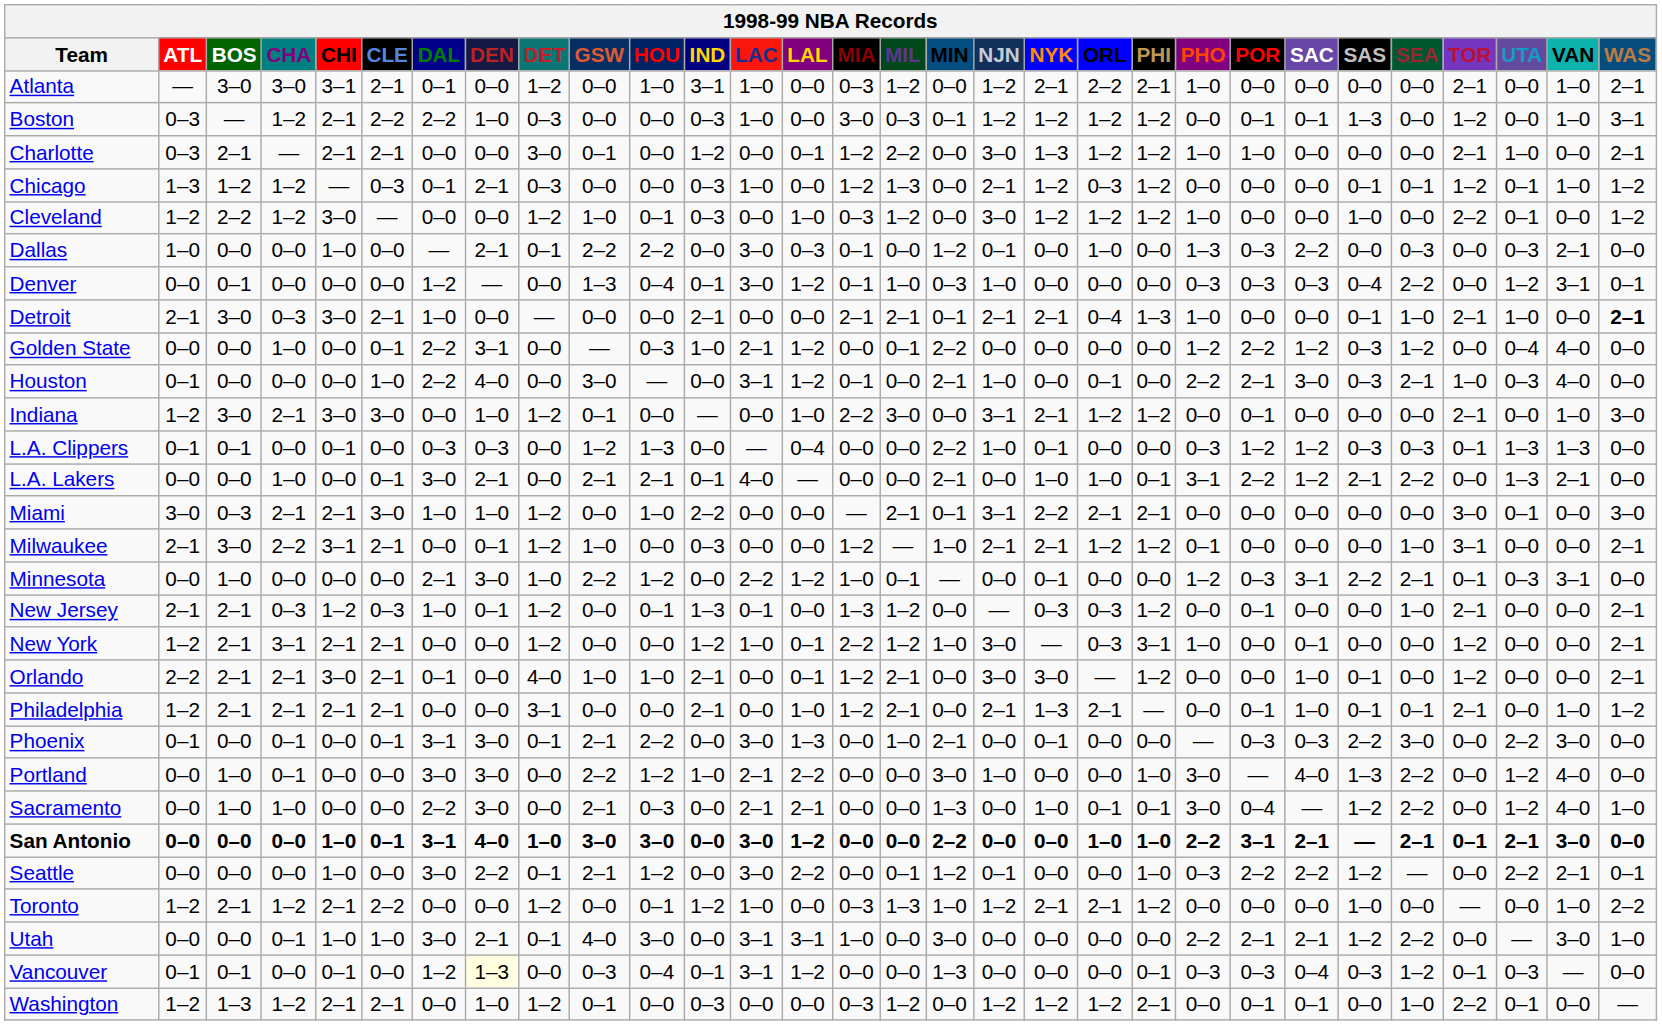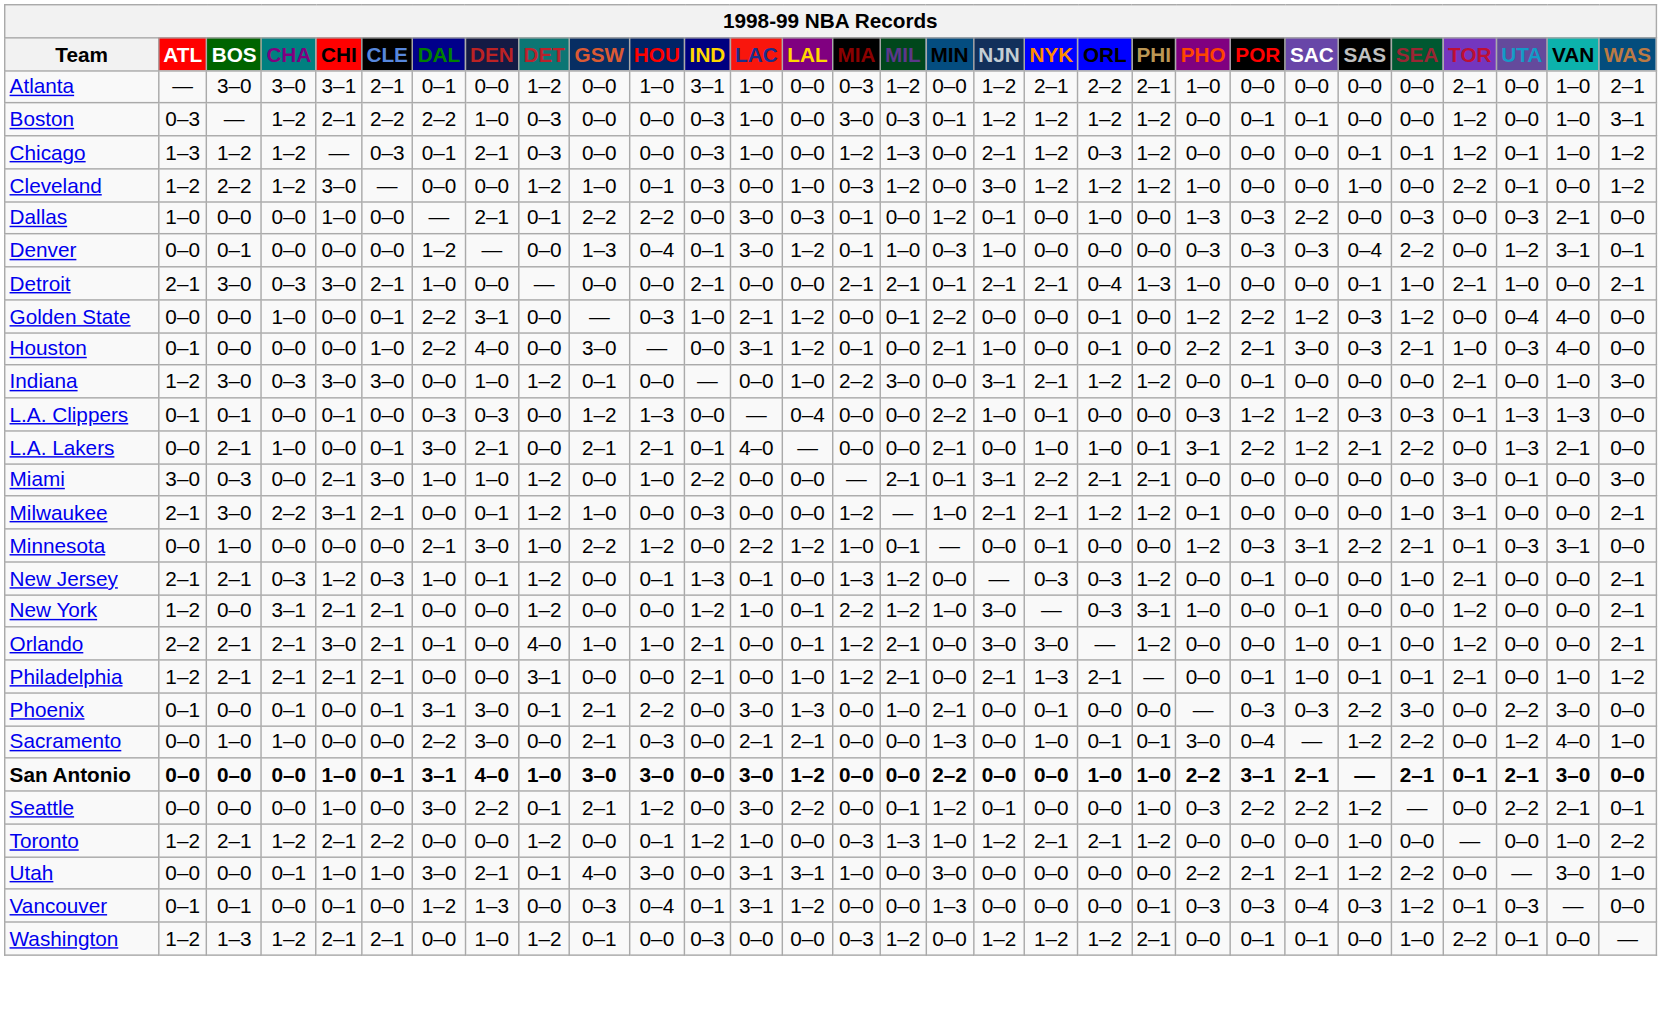(1365, 120) 1–3 -> (1365, 120) 0–0
- row: (52, 153)
(1628, 316) bold -> (1628, 284) normal
(1105, 349) 0–0 -> (1105, 316) 0–1
(289, 415) 2–1 -> (289, 382) 0–3
(234, 480) 0–0 -> (234, 447) 2–1
(289, 513) 2–1 -> (289, 480) 0–0
(234, 644) 2–1 -> (234, 611) 0–0
- row: (48, 775)
(492, 972) lightyellow background -> (492, 906) no background
